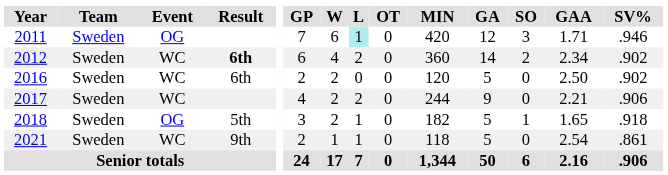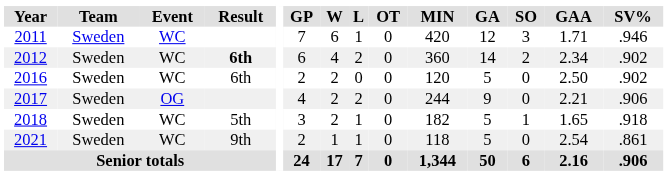(172, 36) OG -> (172, 36) WC
(358, 36) paleturquoise background -> (358, 36) no background
(172, 98) WC -> (172, 98) OG
(172, 119) OG -> (172, 119) WC
